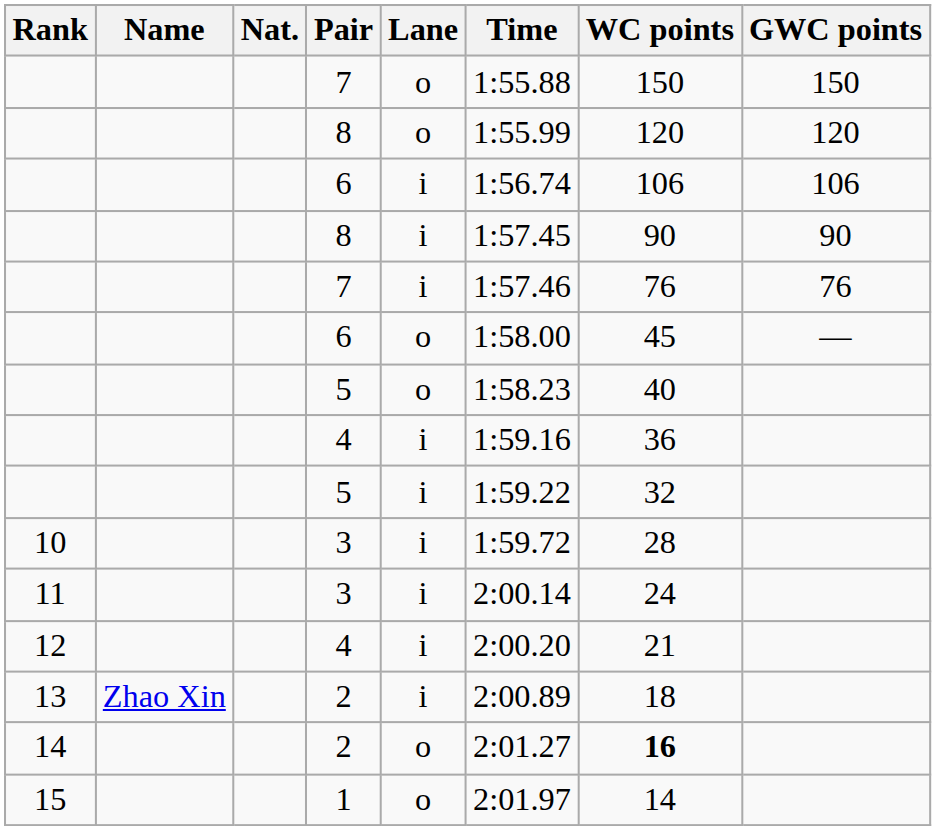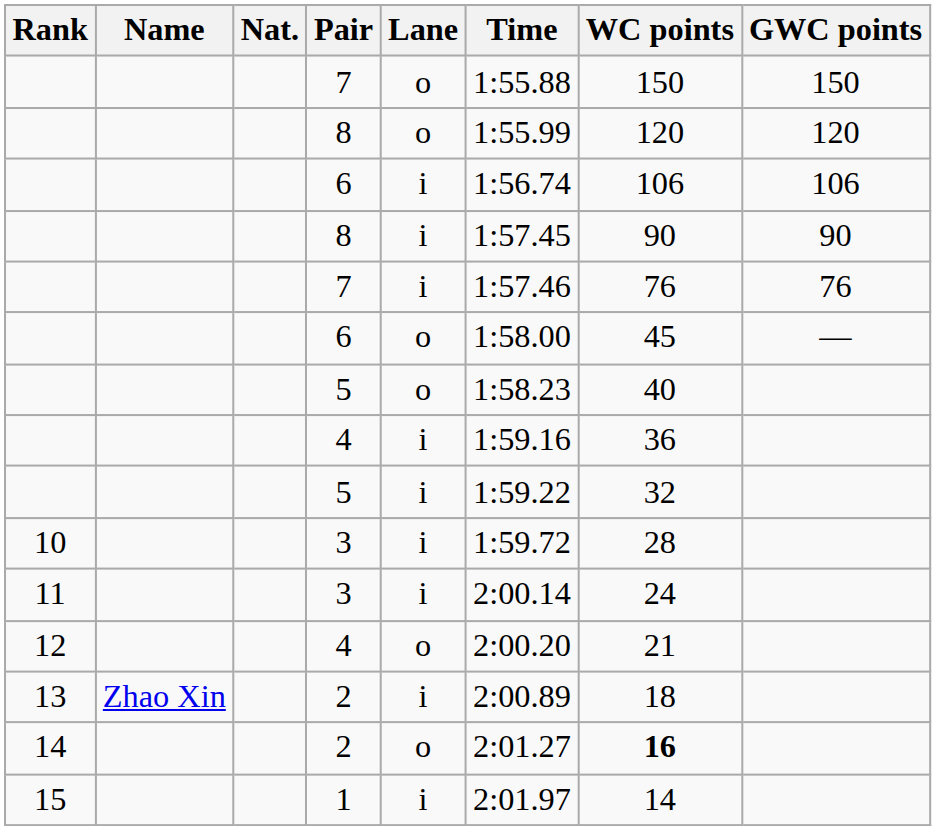(423, 645) i -> (423, 645) o
(423, 798) o -> (423, 798) i
